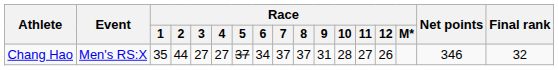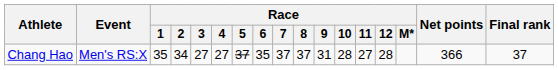(181, 55) 44 -> (181, 55) 34
(263, 55) 34 -> (263, 55) 35
(386, 55) 26 -> (386, 55) 28
(452, 55) 346 -> (452, 55) 366
(520, 55) 32 -> (520, 55) 37
